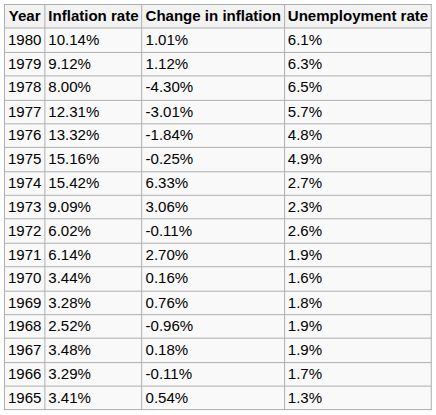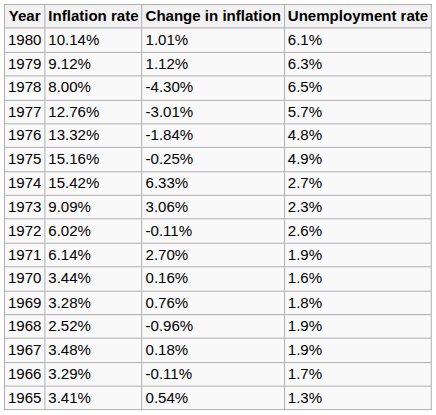(74, 111) 12.31% -> (74, 111) 12.76%
